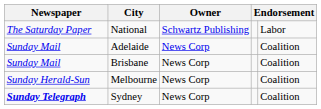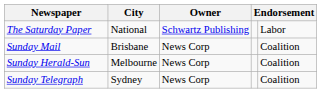- row: (130, 46)
(46, 96) bold -> (45, 79) normal
